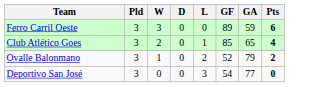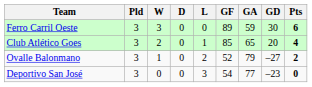+ column: (273, 12)
